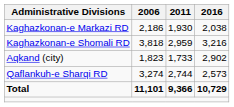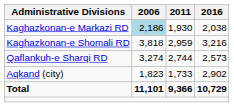(151, 27) no background -> (151, 27) lightblue background
rows swapped: (57, 74) <-> (35, 58)
